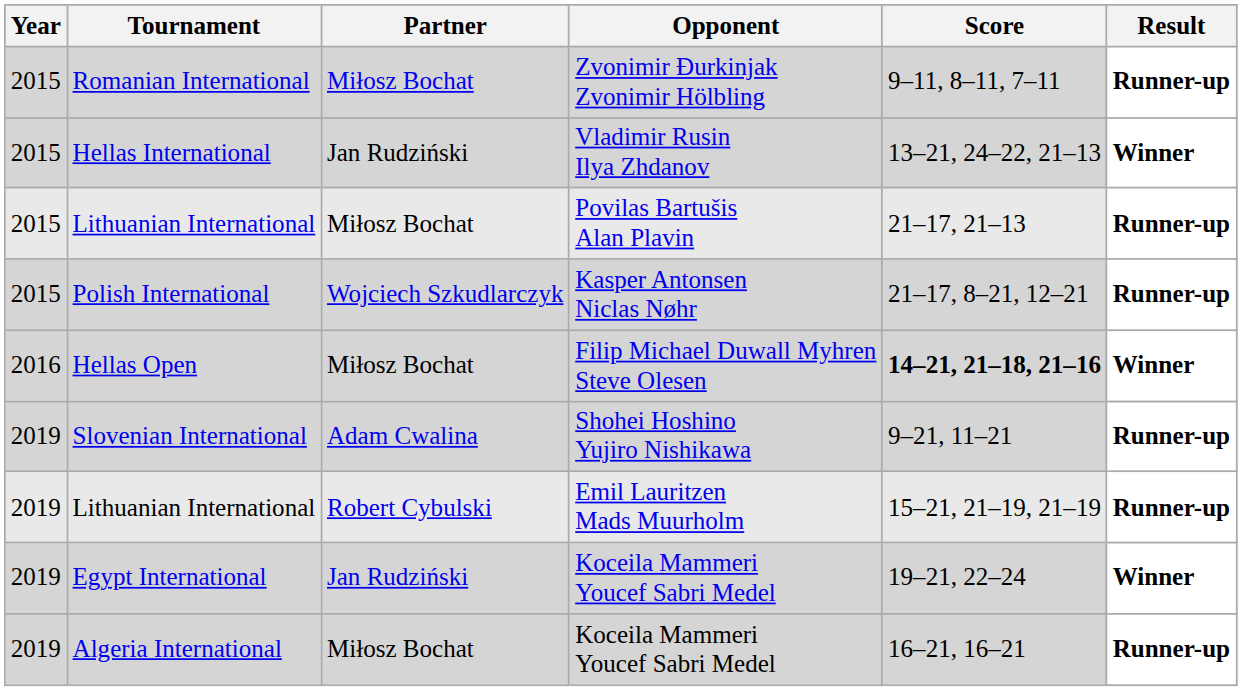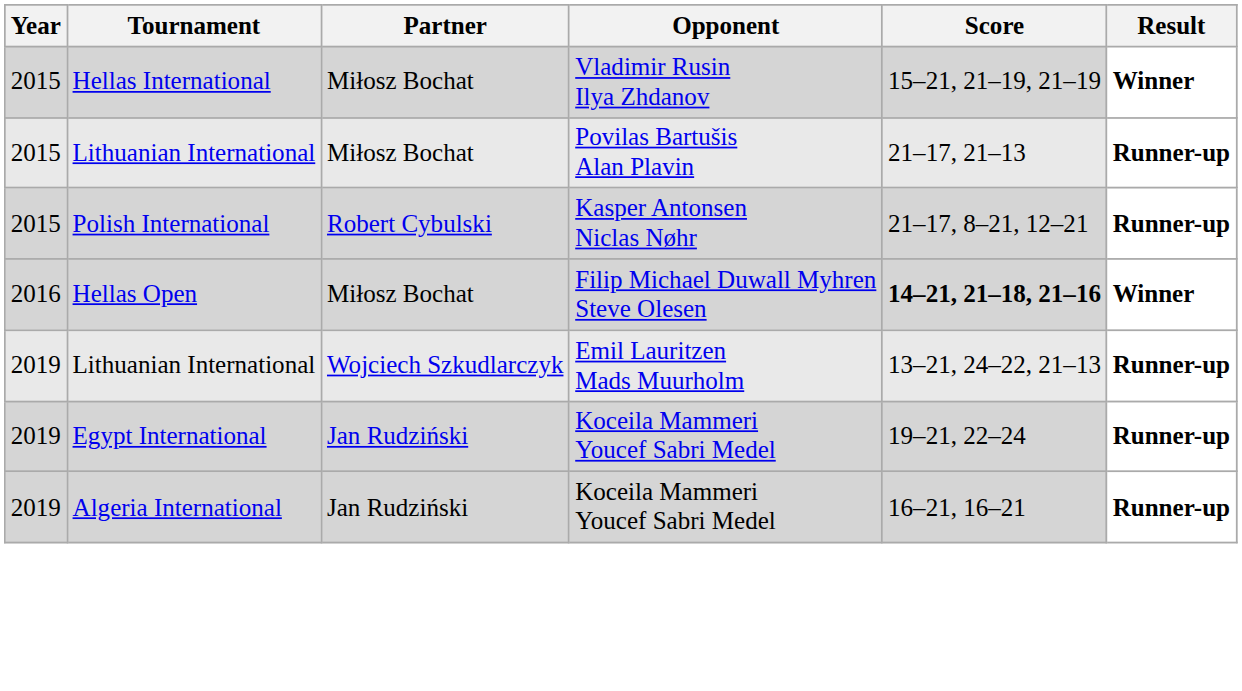- row: (191, 81)
(398, 152) Jan Rudziński -> (400, 81) Miłosz Bochat
(995, 152) 13–21, 24–22, 21–13 -> (995, 81) 15–21, 21–19, 21–19
(445, 294) Wojciech Szkudlarczyk -> (409, 223) Robert Cybulski
- row: (190, 436)
(409, 507) Robert Cybulski -> (445, 365) Wojciech Szkudlarczyk
(995, 507) 15–21, 21–19, 21–19 -> (995, 365) 13–21, 24–22, 21–13
(1154, 578) Winner -> (1171, 436) Runner-up
(400, 648) Miłosz Bochat -> (398, 507) Jan Rudziński
